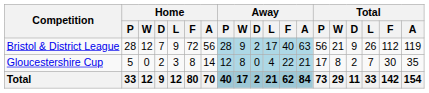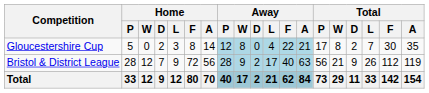rows swapped: (63, 46) <-> (55, 63)
